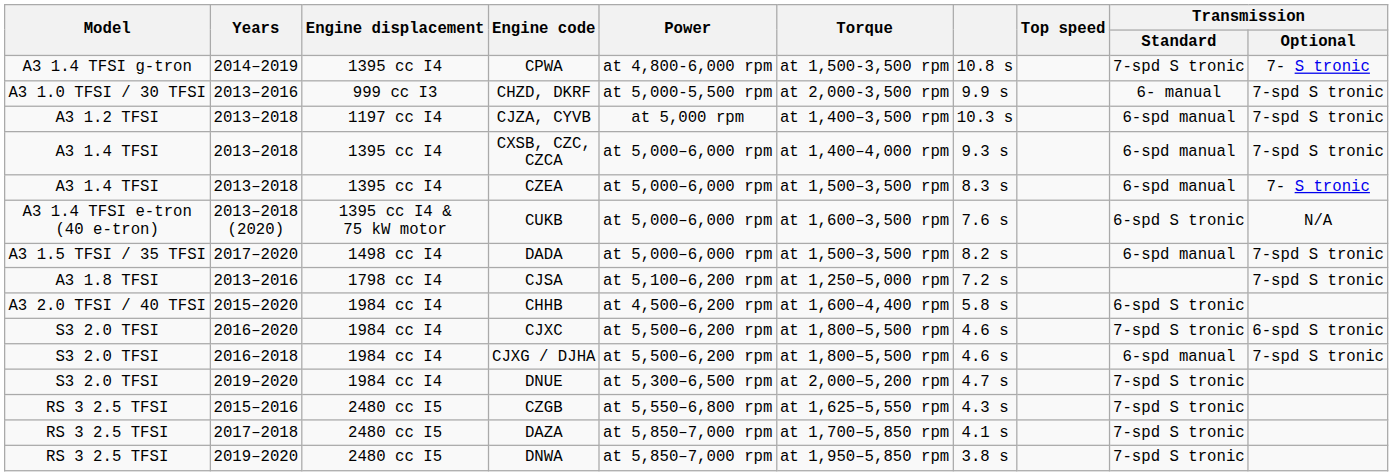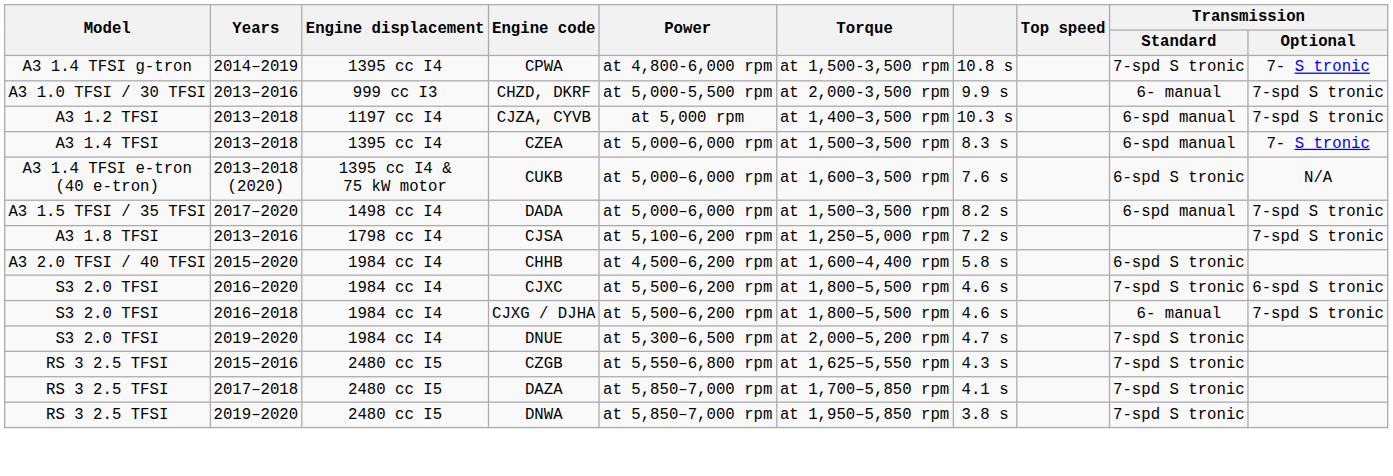- row: (544, 153)
(1179, 357) 6-spd manual -> (1179, 314) 6- manual
